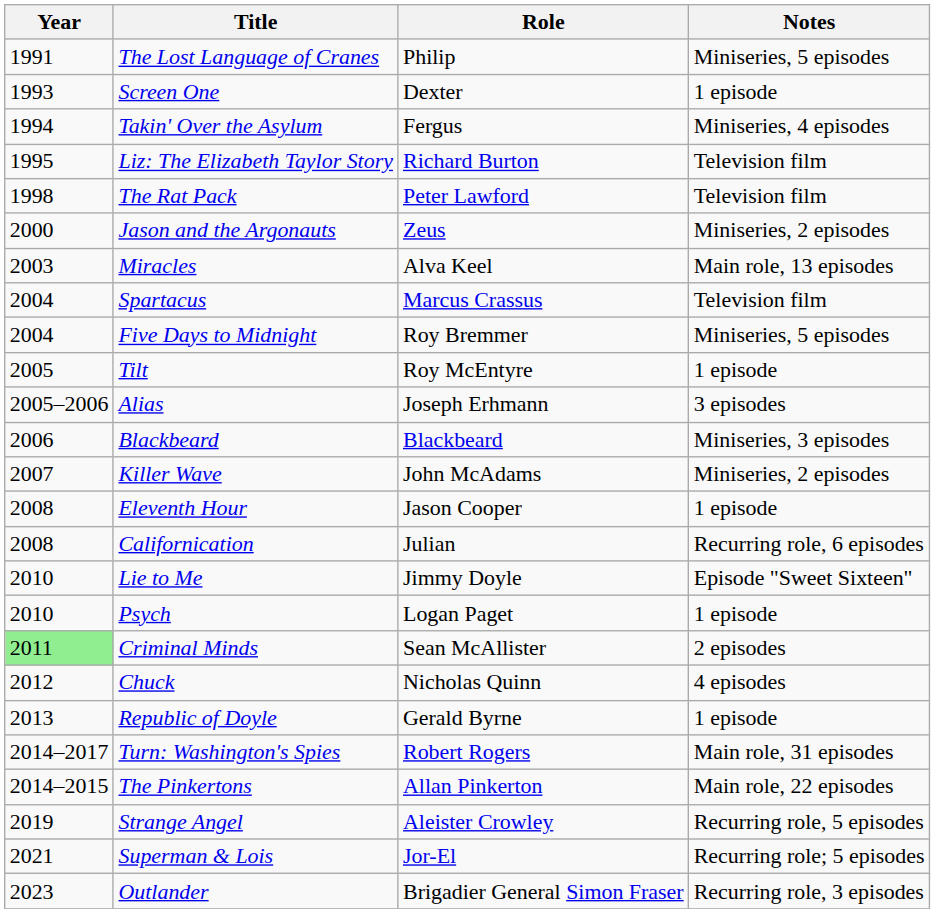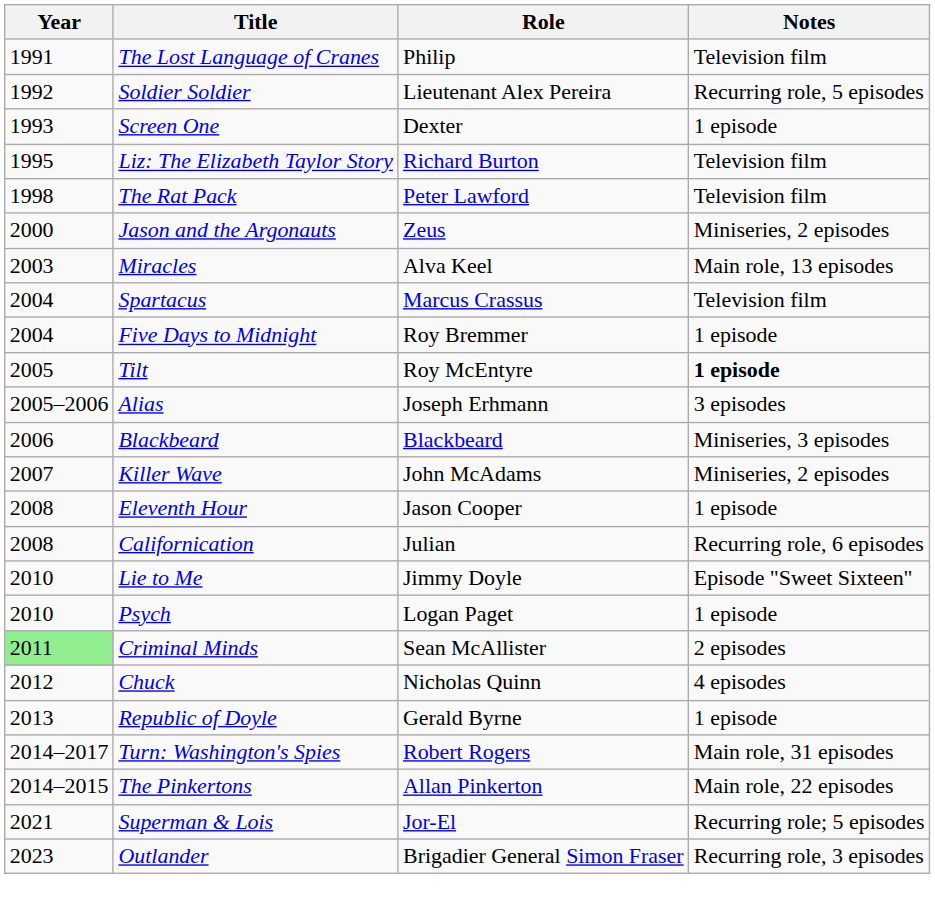(791, 56) Miniseries, 5 episodes -> (760, 56) Television film
+ row: (185, 91)
- row: (220, 126)
(791, 334) Miniseries, 5 episodes -> (735, 334) 1 episode
(735, 369) normal -> (737, 369) bold
- row: (181, 821)
